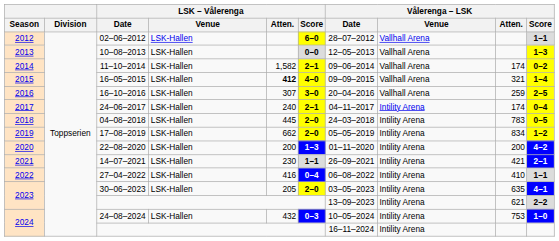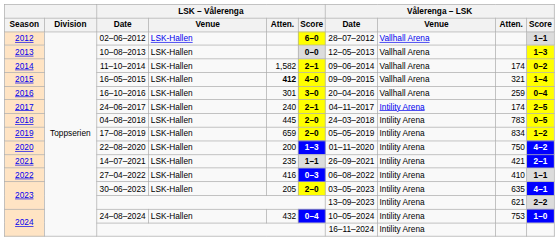(289, 93) 307 -> (289, 93) 301
(540, 93) 2–5 -> (540, 93) 0–4
(540, 107) 0–4 -> (540, 107) 2–5
(289, 134) 662 -> (289, 134) 659
(518, 148) 200 -> (518, 148) 750
(289, 161) 230 -> (289, 161) 235
(312, 175) 0–4 -> (312, 175) 0–3
(312, 216) 0–3 -> (312, 216) 0–4
